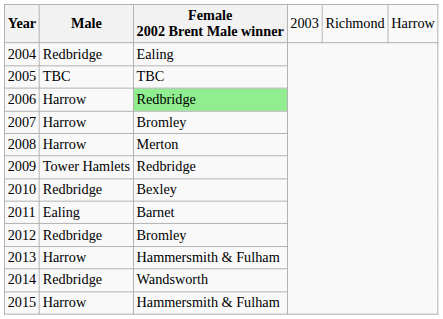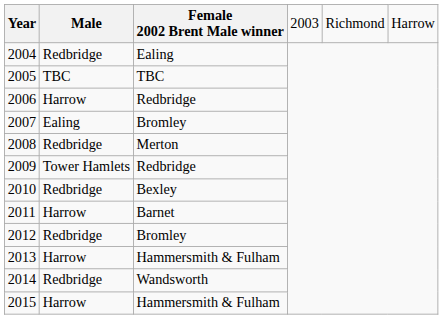(166, 99) lightgreen background -> (166, 99) no background
(65, 122) Harrow -> (61, 122) Ealing
(65, 144) Harrow -> (72, 144) Redbridge
(61, 212) Ealing -> (65, 212) Harrow
